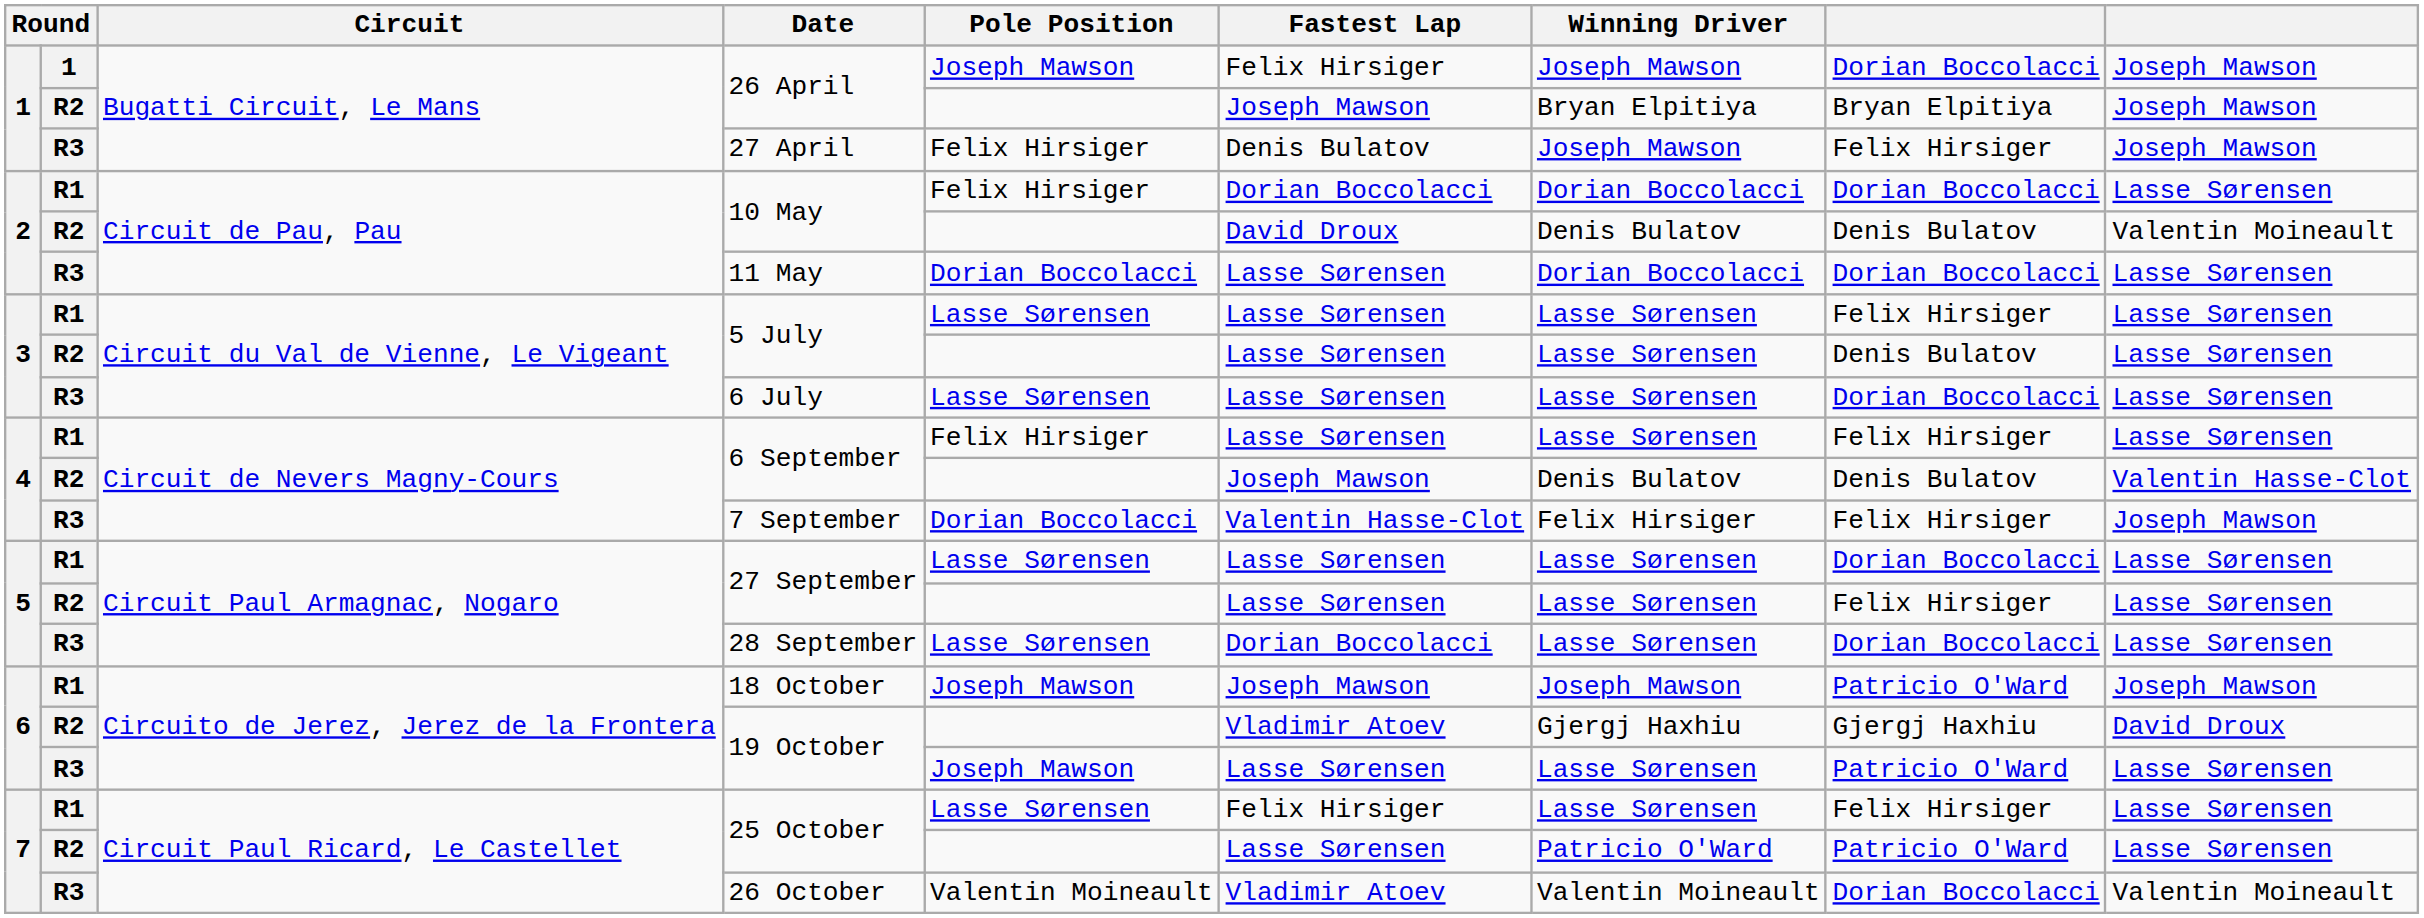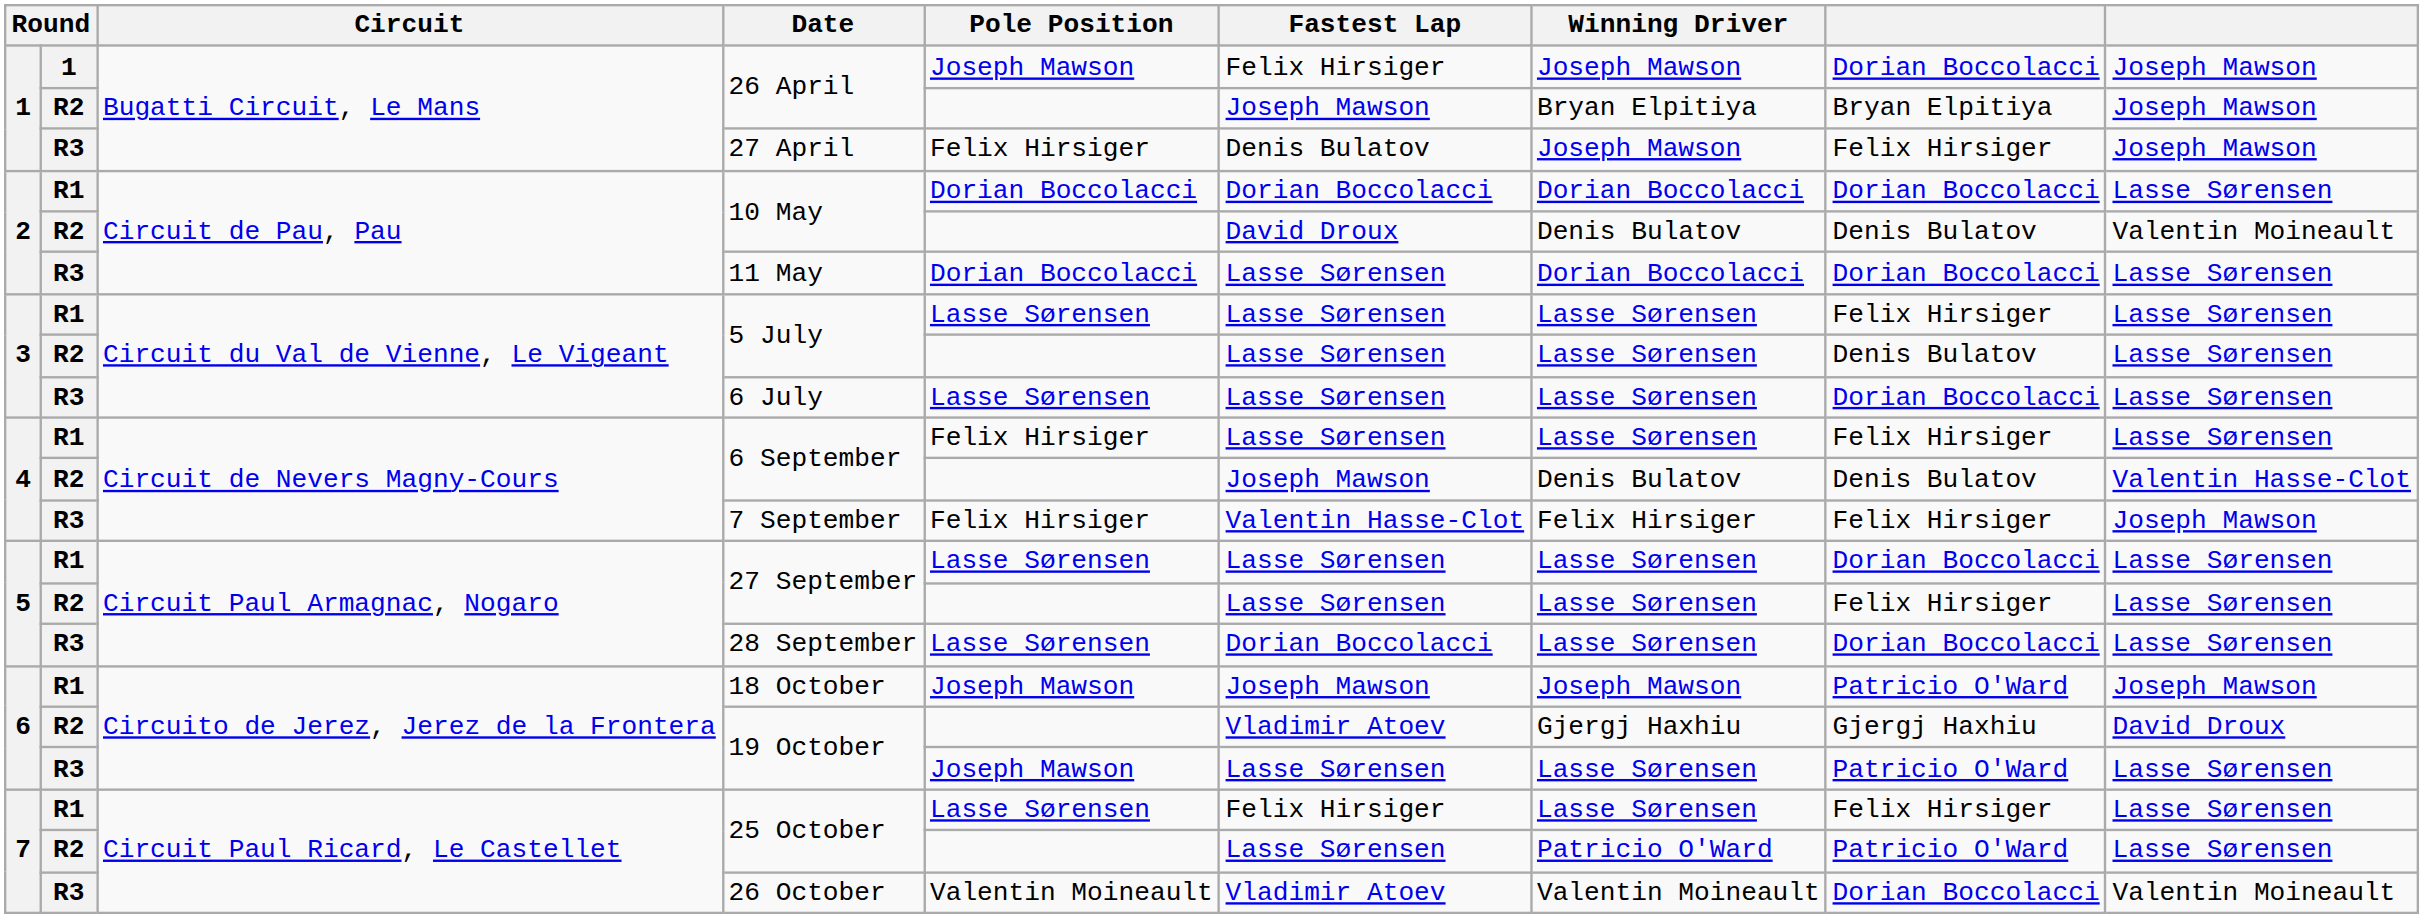(1040, 191) Felix Hirsiger -> (1064, 191) Dorian Boccolacci
(1064, 521) Dorian Boccolacci -> (1040, 521) Felix Hirsiger
